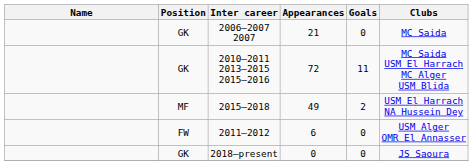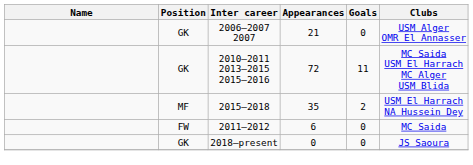(424, 33) MC Saida -> (424, 33) USM Alger OMR El Annasser
(313, 106) 49 -> (313, 106) 35
(424, 132) USM Alger OMR El Annasser -> (424, 127) MC Saida
